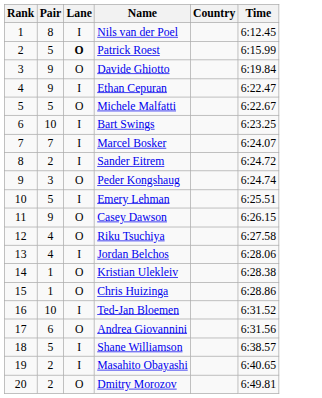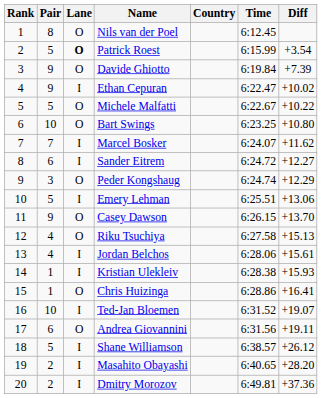+ column: (298, 13)
(79, 32) I -> (79, 32) O
(79, 124) I -> (79, 124) O
(50, 161) 2 -> (50, 161) 6
(79, 273) O -> (79, 273) I
(79, 384) O -> (79, 384) I
